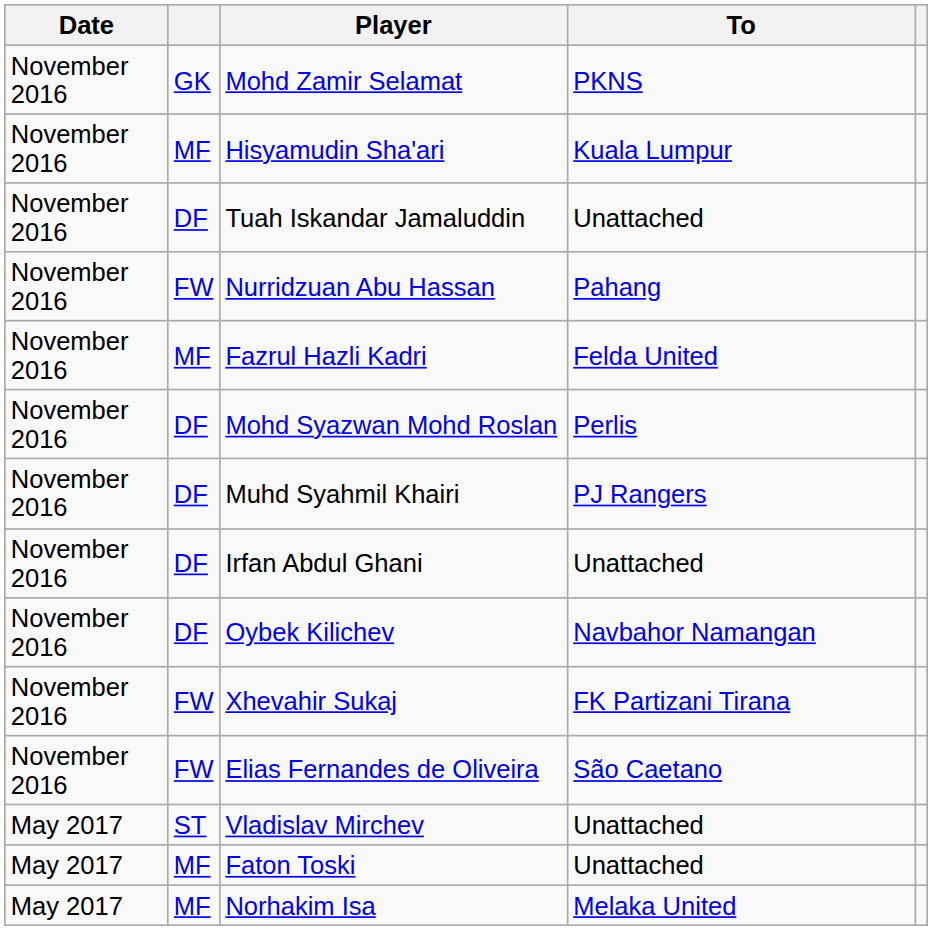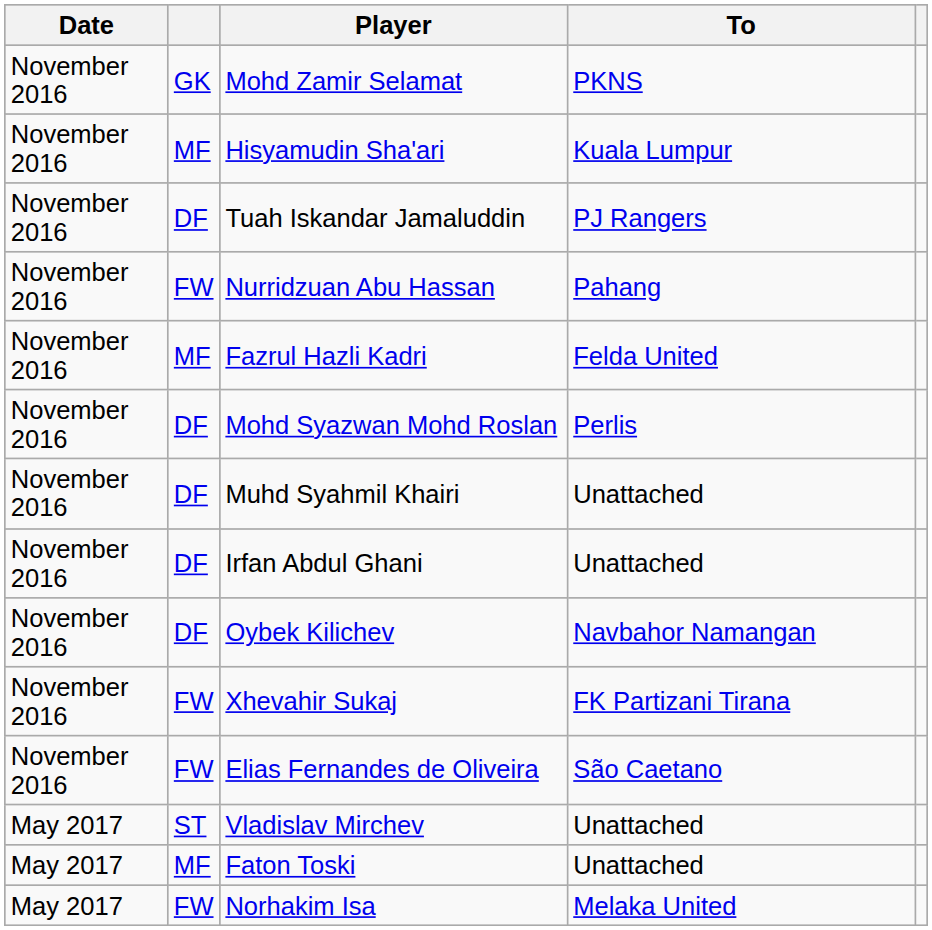(639, 218) Unattached -> (640, 218) PJ Rangers
(640, 494) PJ Rangers -> (639, 494) Unattached
(192, 905) MF -> (194, 905) FW
